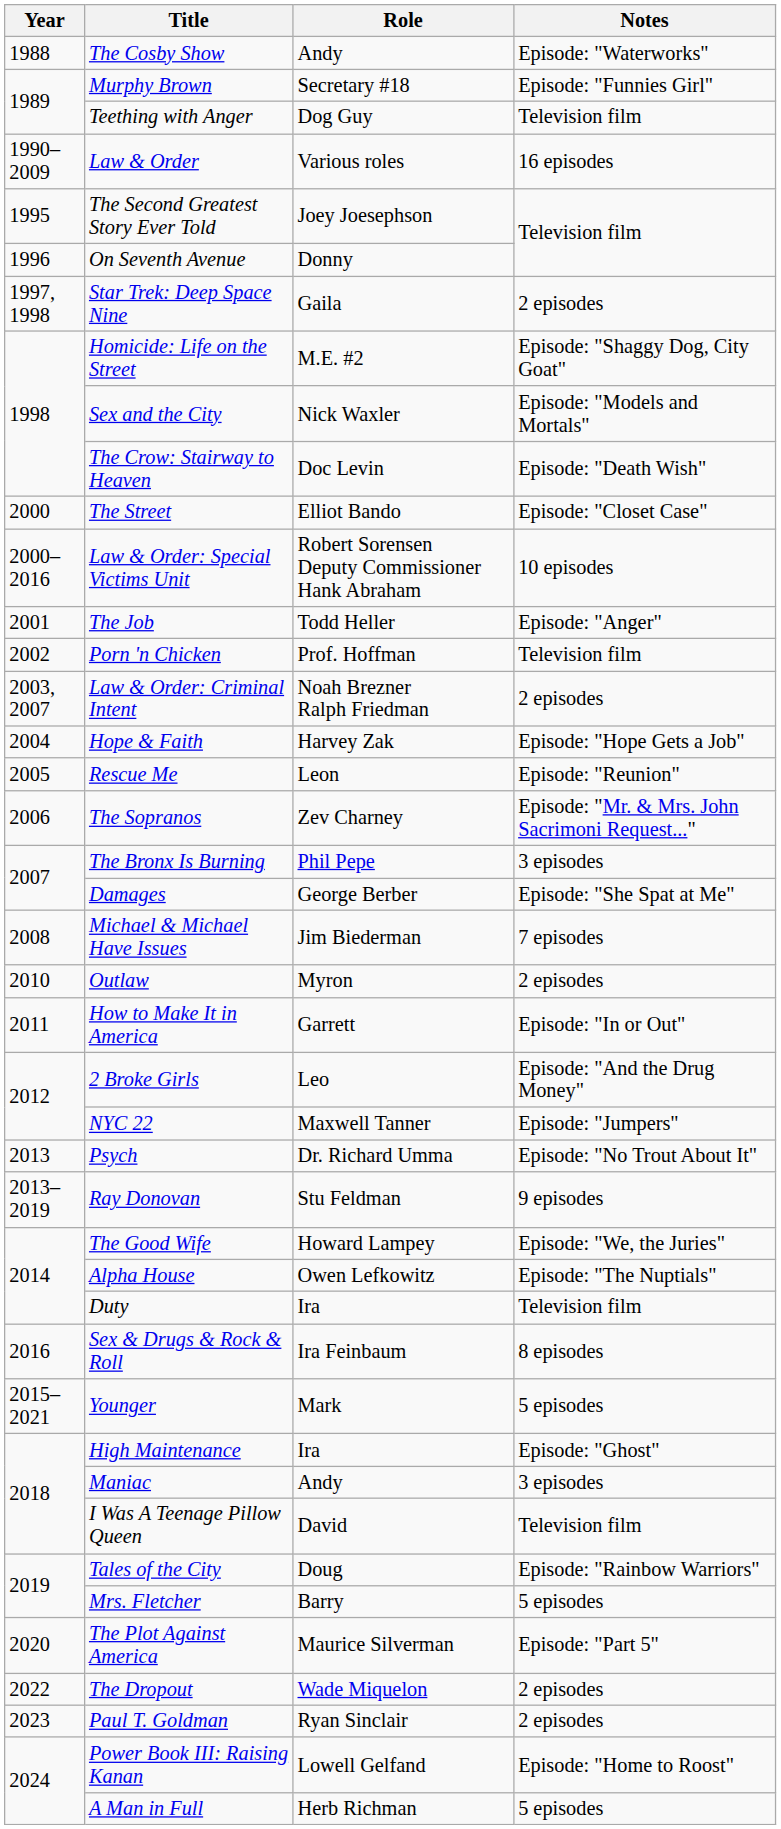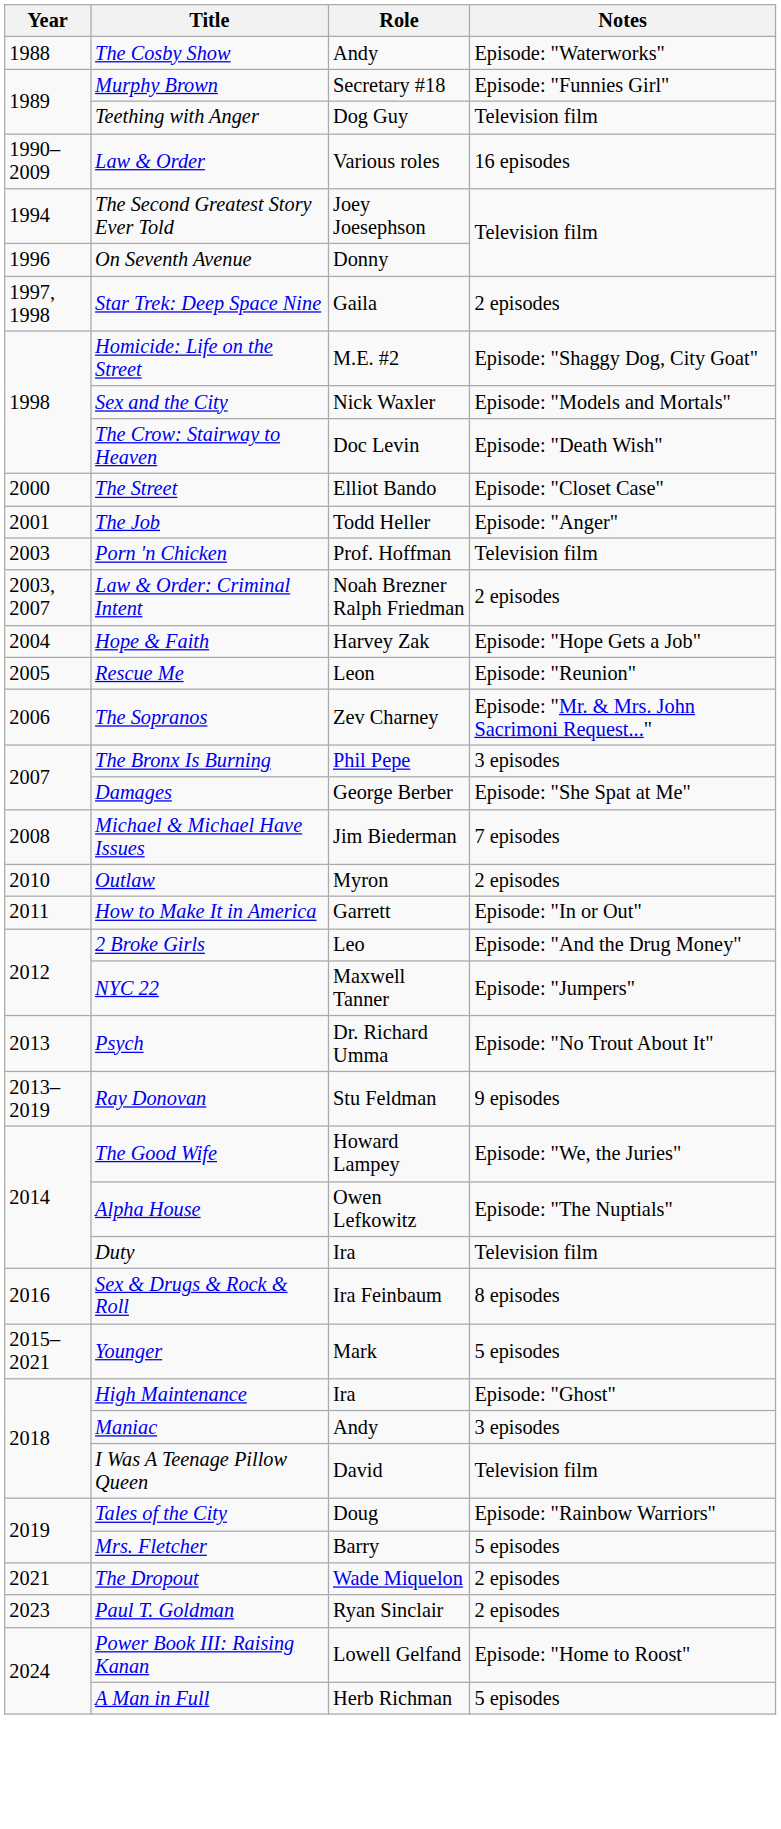(30, 216) 1995 -> (30, 216) 1994
- row: (180, 567)
(30, 654) 2002 -> (30, 553) 2003
- row: (157, 1645)
(30, 1688) 2022 -> (30, 1578) 2021
